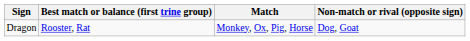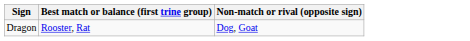- column: (265, 12)
